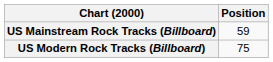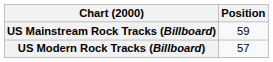(243, 48) 75 -> (243, 48) 57
